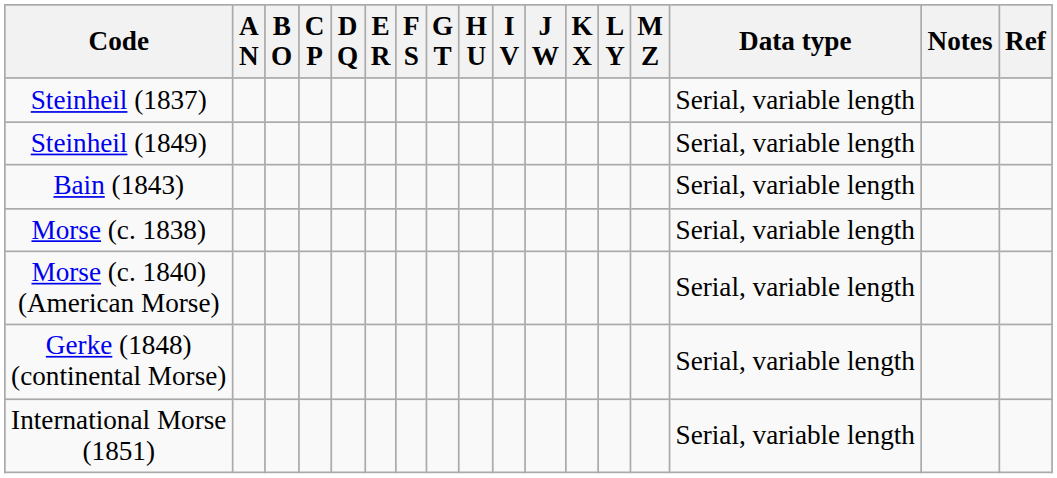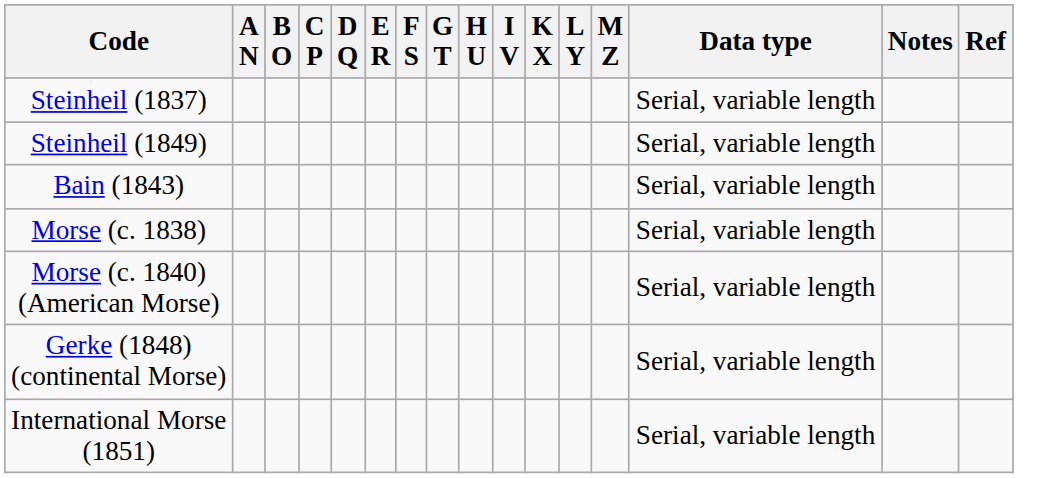- column: (545, 41)
